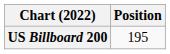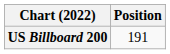(138, 37) 195 -> (138, 37) 191
